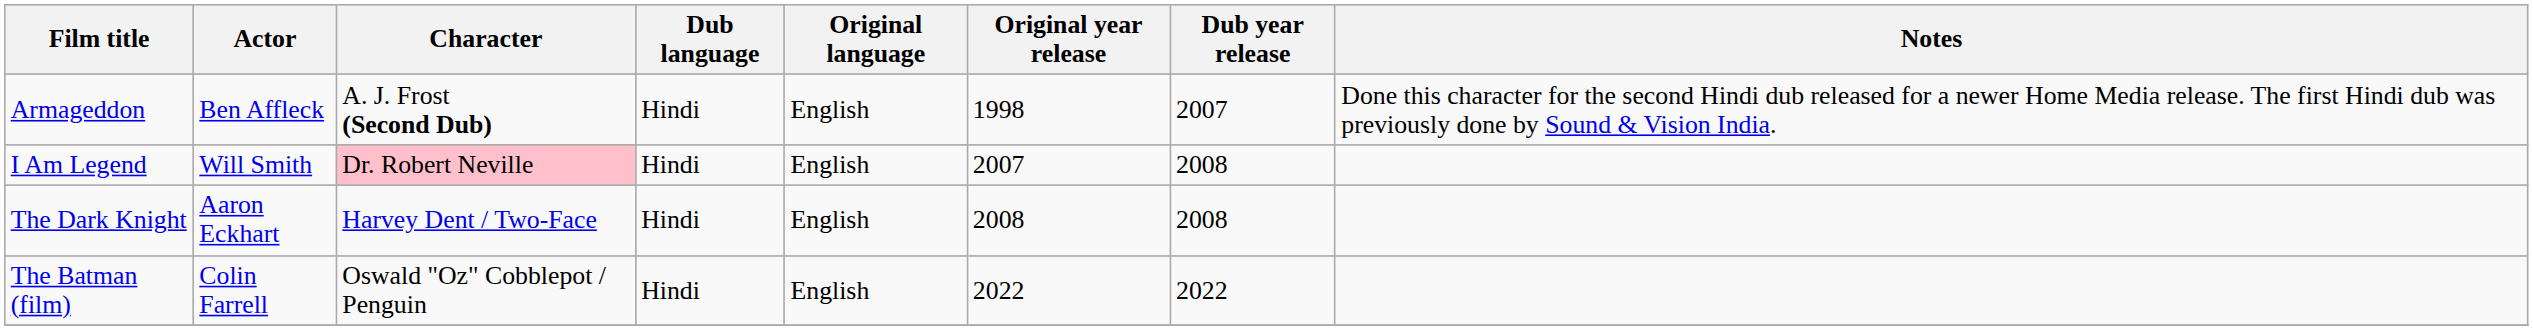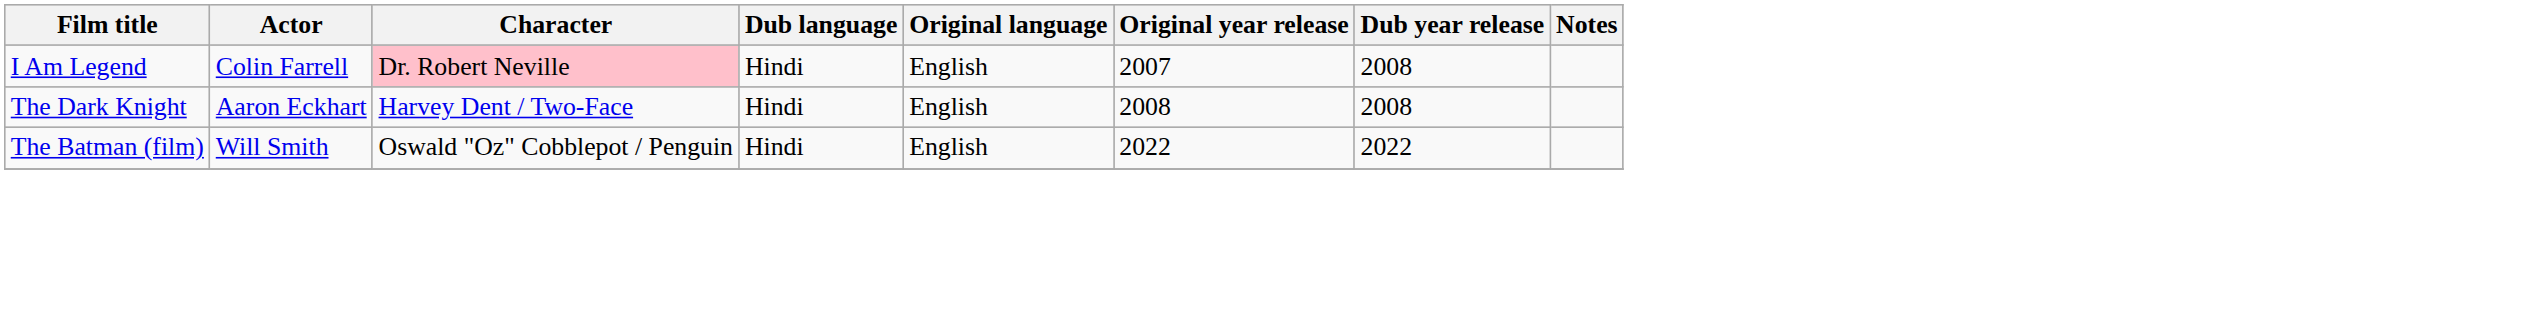- row: (78, 109)
(256, 164) Will Smith -> (282, 65) Colin Farrell
(234, 289) Colin Farrell -> (272, 147) Will Smith
